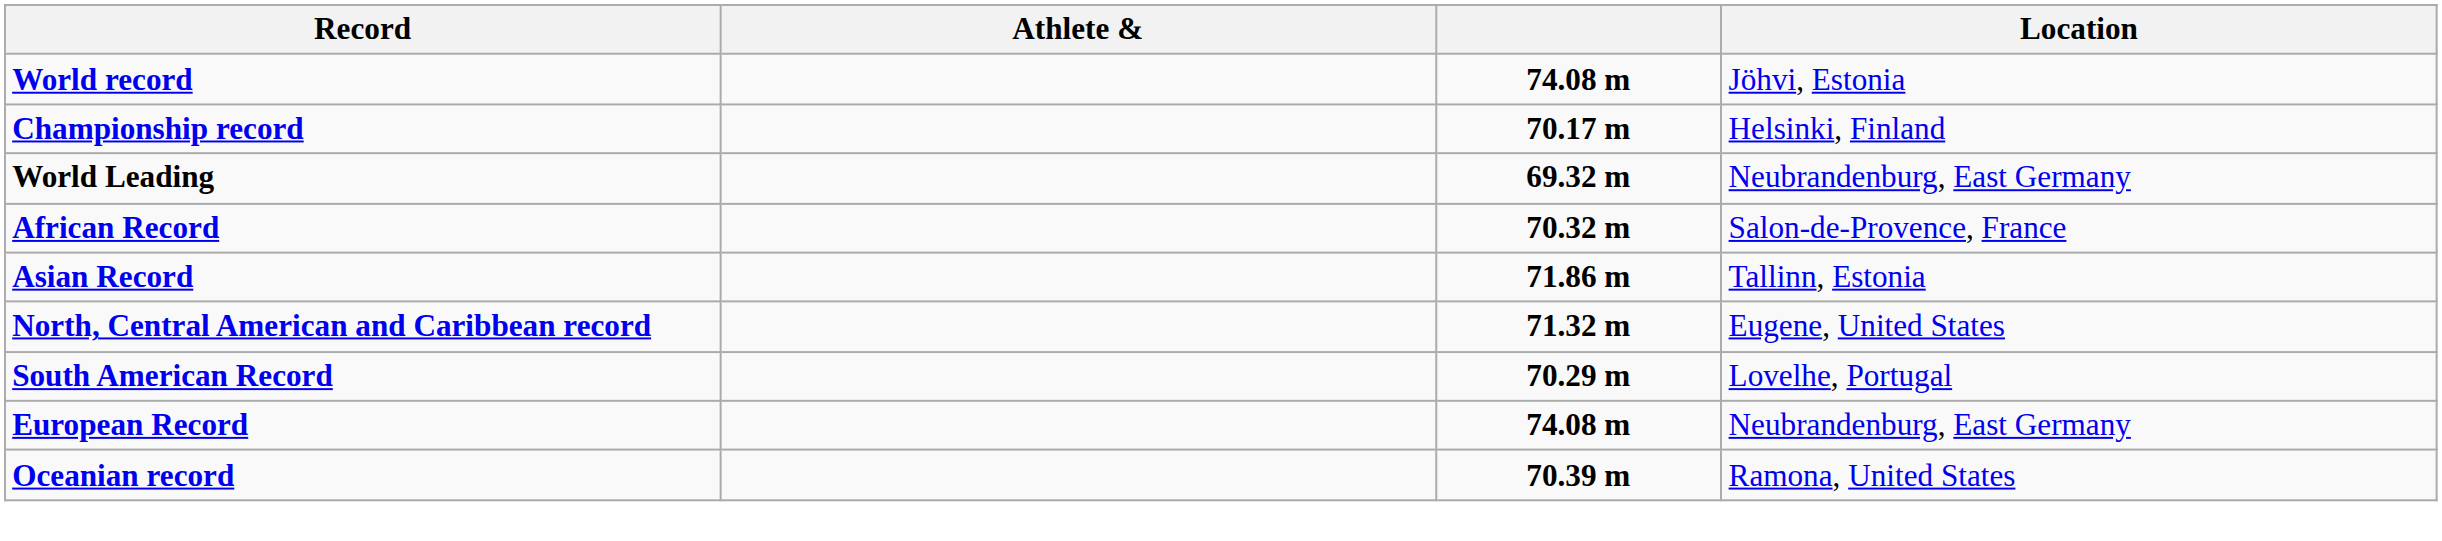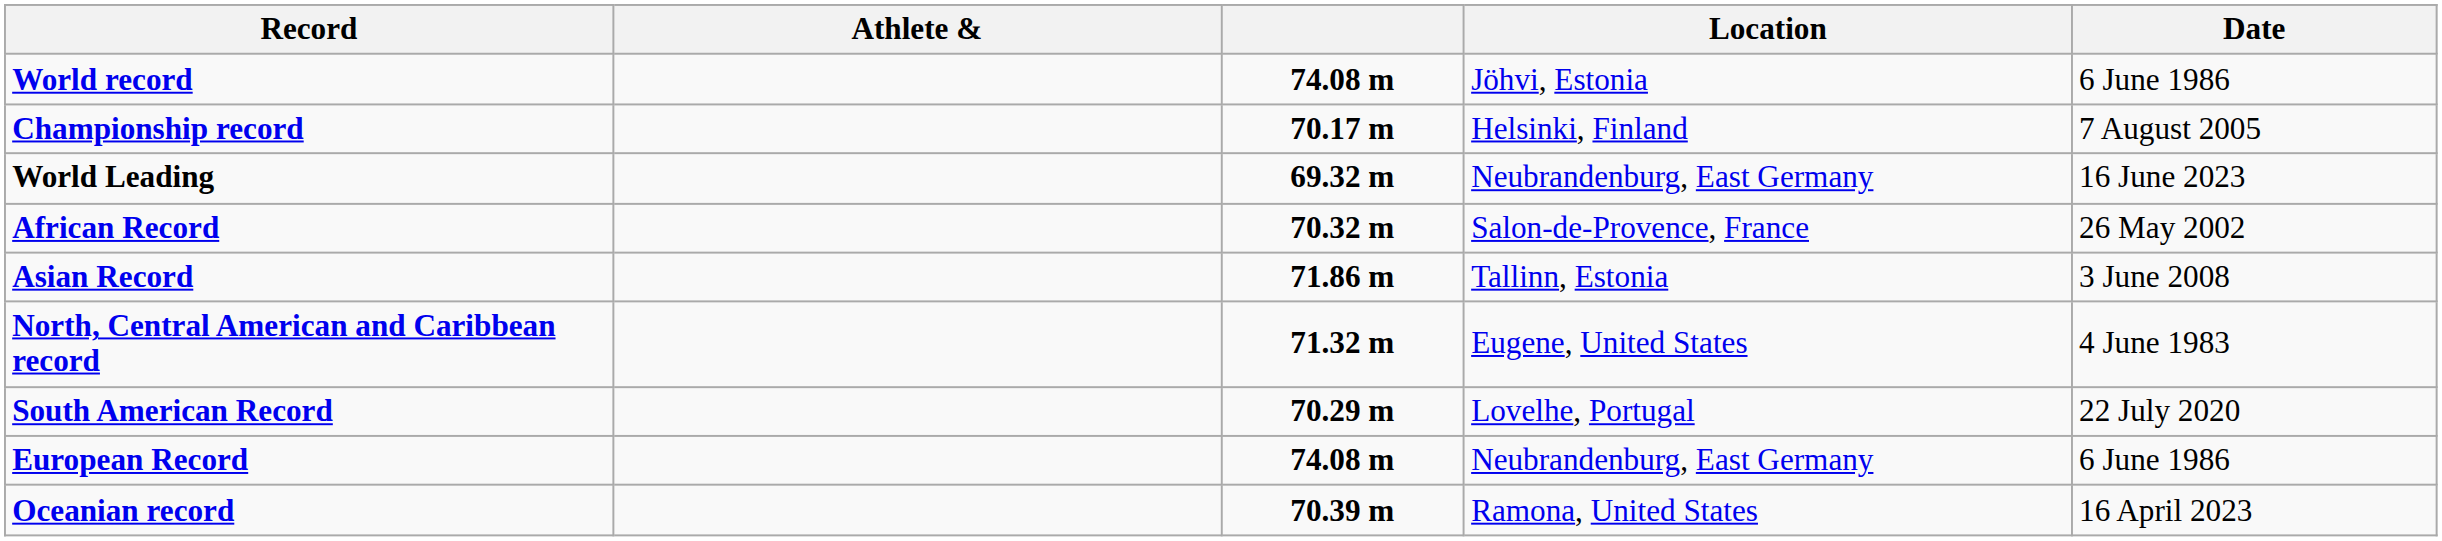+ column: (2254, 29)
